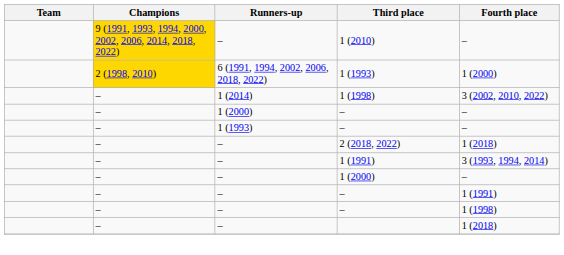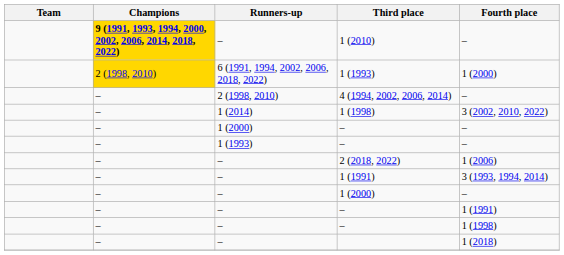(151, 40) normal -> (151, 40) bold
+ row: (248, 95)
(479, 144) 1 (2018) -> (479, 160) 1 (2006)
